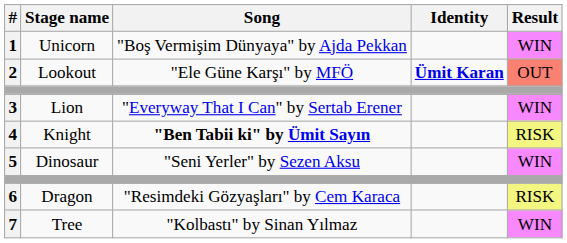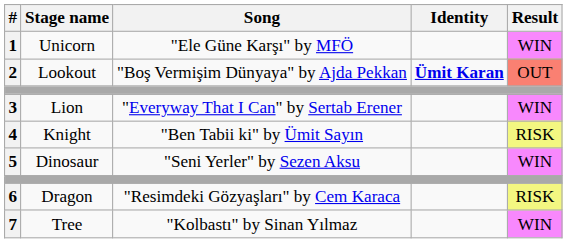(262, 45) "Boş Vermişim Dünyaya" by Ajda Pekkan -> (262, 45) "Ele Güne Karşı" by MFÖ
(262, 72) "Ele Güne Karşı" by MFÖ -> (262, 72) "Boş Vermişim Dünyaya" by Ajda Pekkan
(262, 134) bold -> (262, 134) normal
